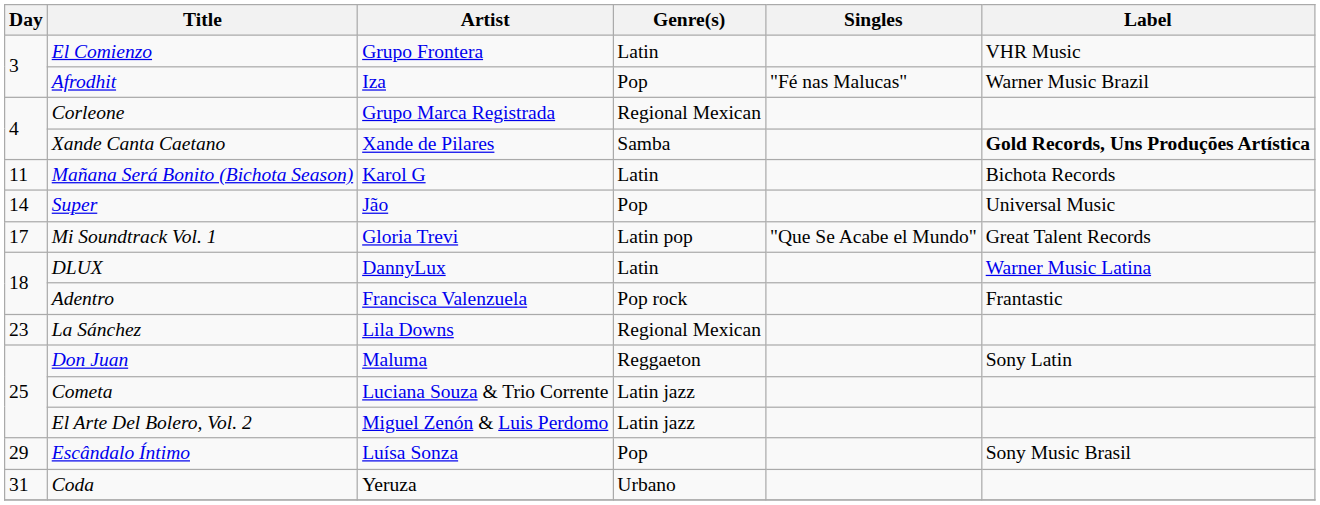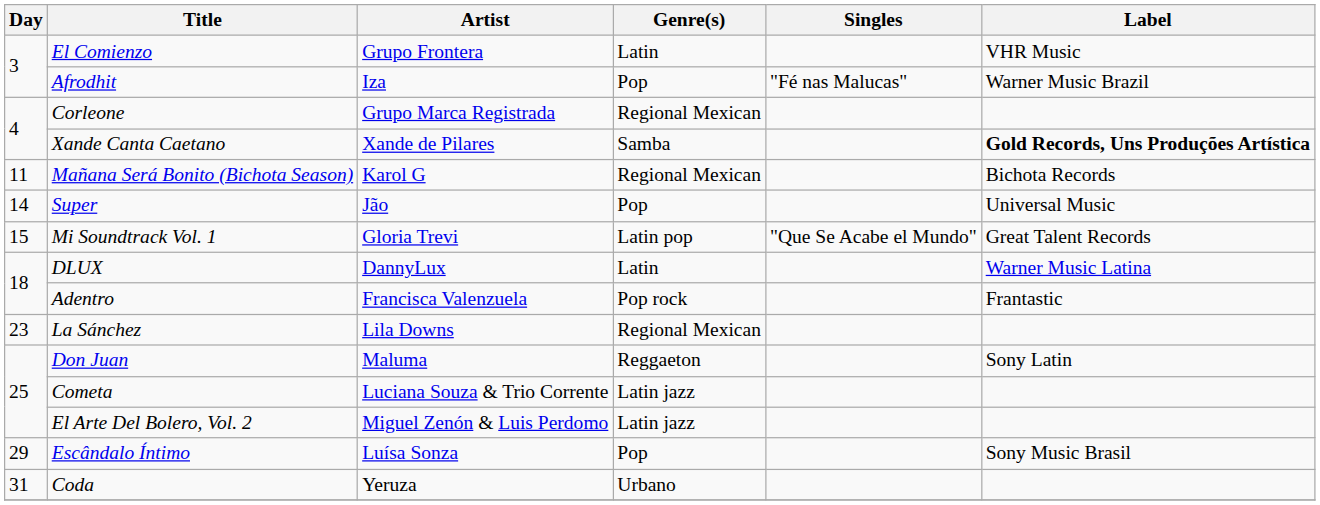(638, 174) Latin -> (689, 174) Regional Mexican
(19, 236) 17 -> (19, 236) 15
